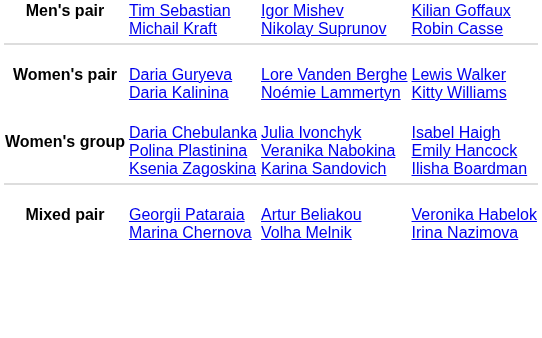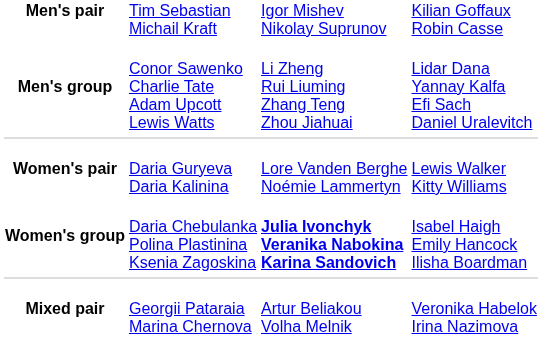+ row: (65, 86)
(328, 150) normal -> (332, 244) bold
